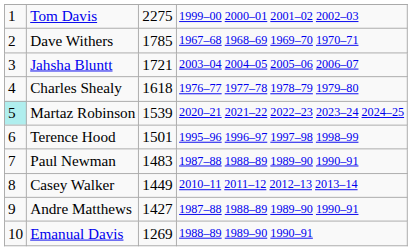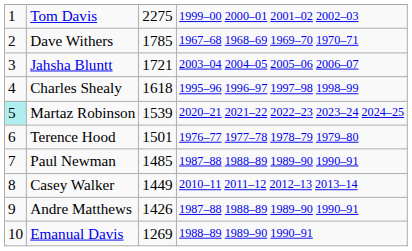(269, 88) 1976–77 1977–78 1978–79 1979–80 -> (269, 88) 1995–96 1996–97 1997–98 1998–99
(269, 137) 1995–96 1996–97 1997–98 1998–99 -> (269, 137) 1976–77 1977–78 1978–79 1979–80
(158, 161) 1483 -> (158, 161) 1485
(158, 209) 1427 -> (158, 209) 1426
